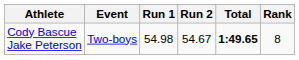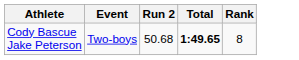- column: (159, 14)
(197, 39) 54.67 -> (159, 39) 50.68
